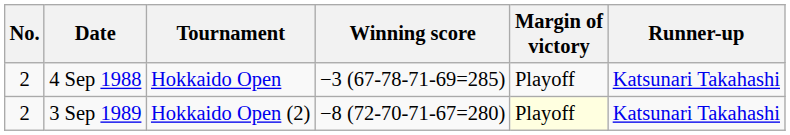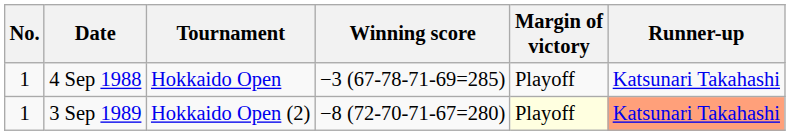(25, 79) 2 -> (25, 79) 1
(25, 113) 2 -> (25, 113) 1
(696, 113) no background -> (696, 113) lightsalmon background
